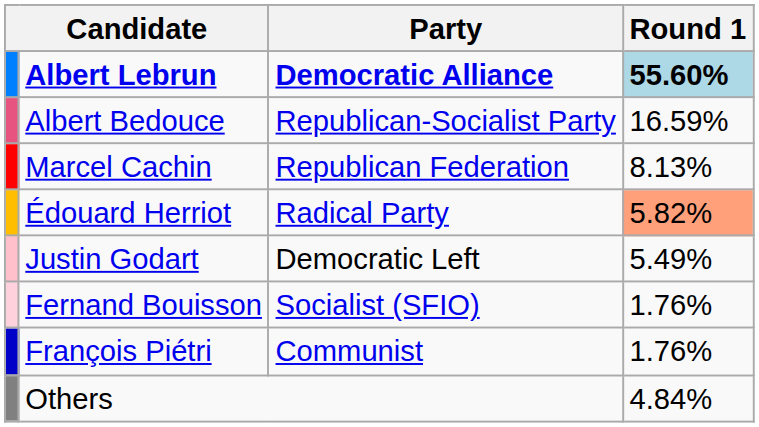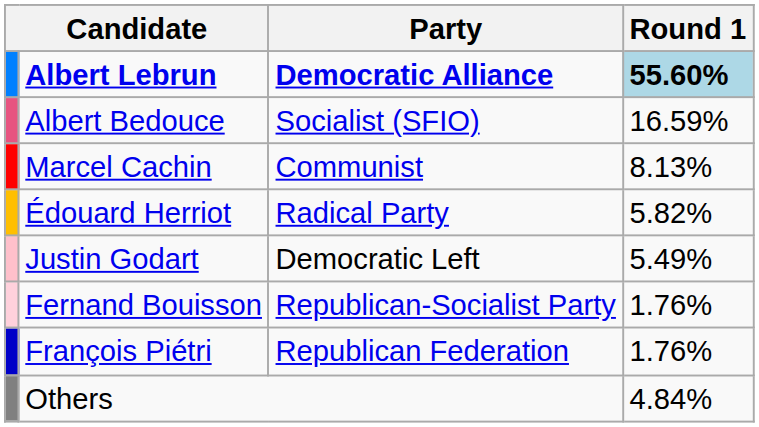(446, 121) Republican-Socialist Party -> (378, 121) Socialist (SFIO)
(422, 167) Republican Federation -> (349, 167) Communist
(671, 213) lightsalmon background -> (671, 213) no background
(378, 305) Socialist (SFIO) -> (446, 305) Republican-Socialist Party
(349, 352) Communist -> (422, 352) Republican Federation
